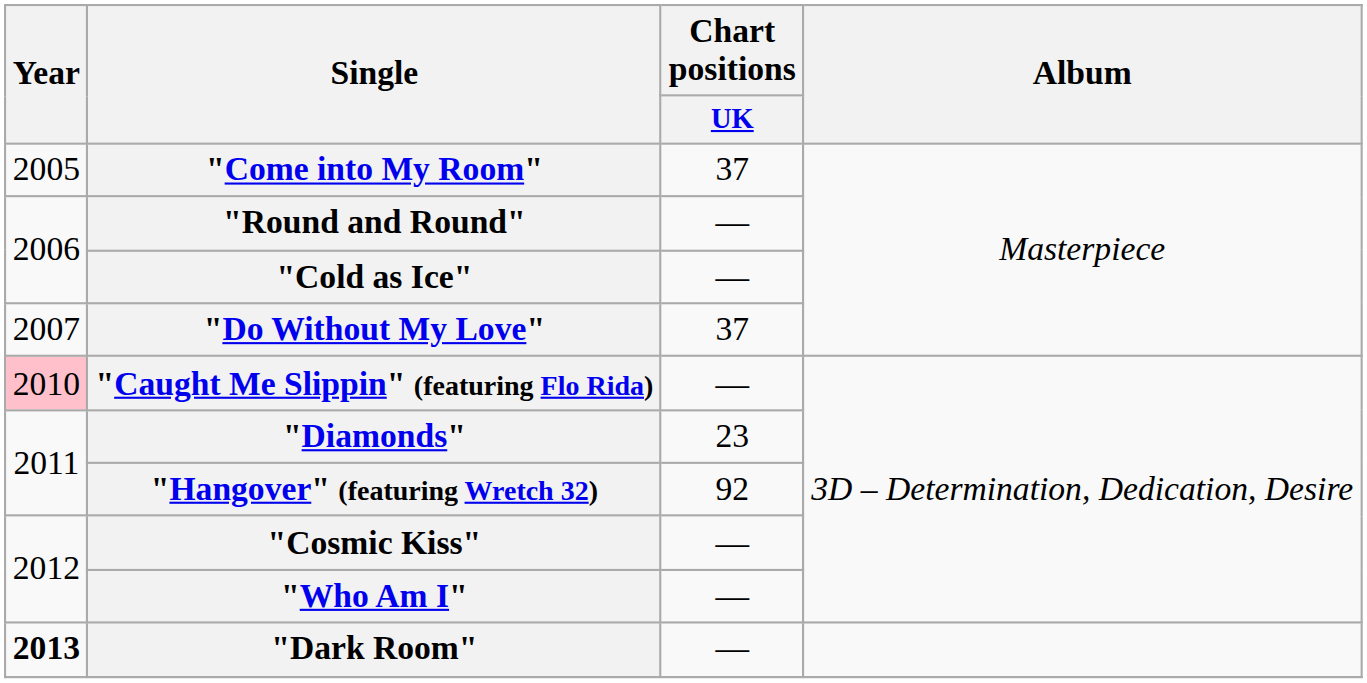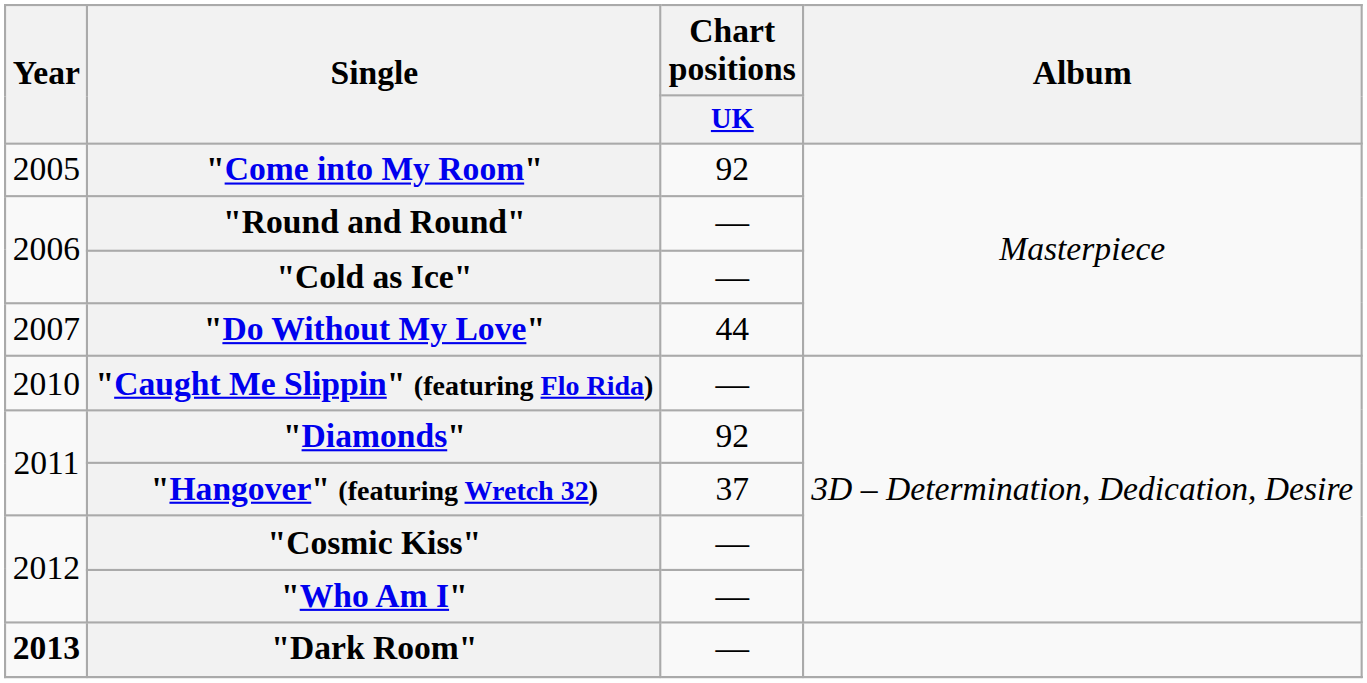(732, 169) 37 -> (732, 169) 92
(732, 329) 37 -> (732, 329) 44
(46, 382) pink background -> (46, 382) no background
(732, 435) 23 -> (732, 435) 92
(732, 489) 92 -> (732, 489) 37
